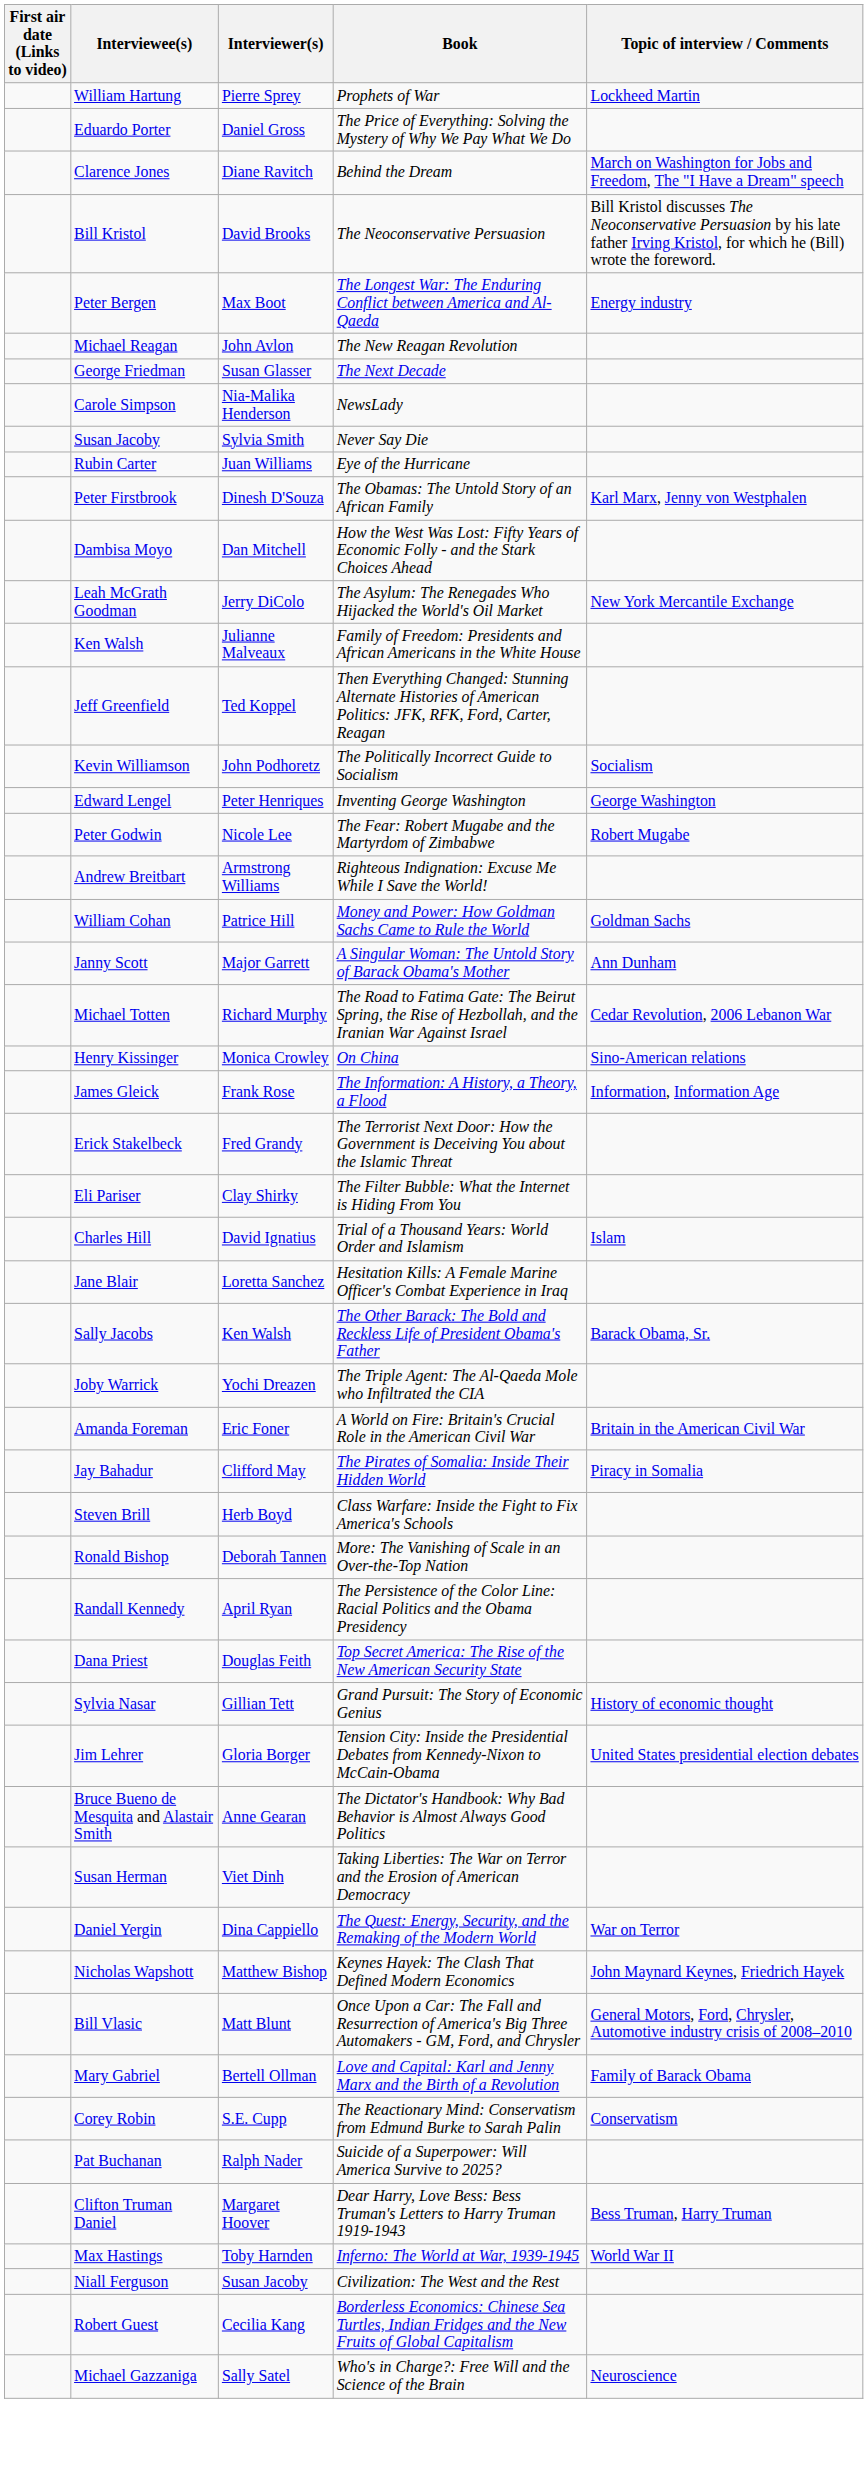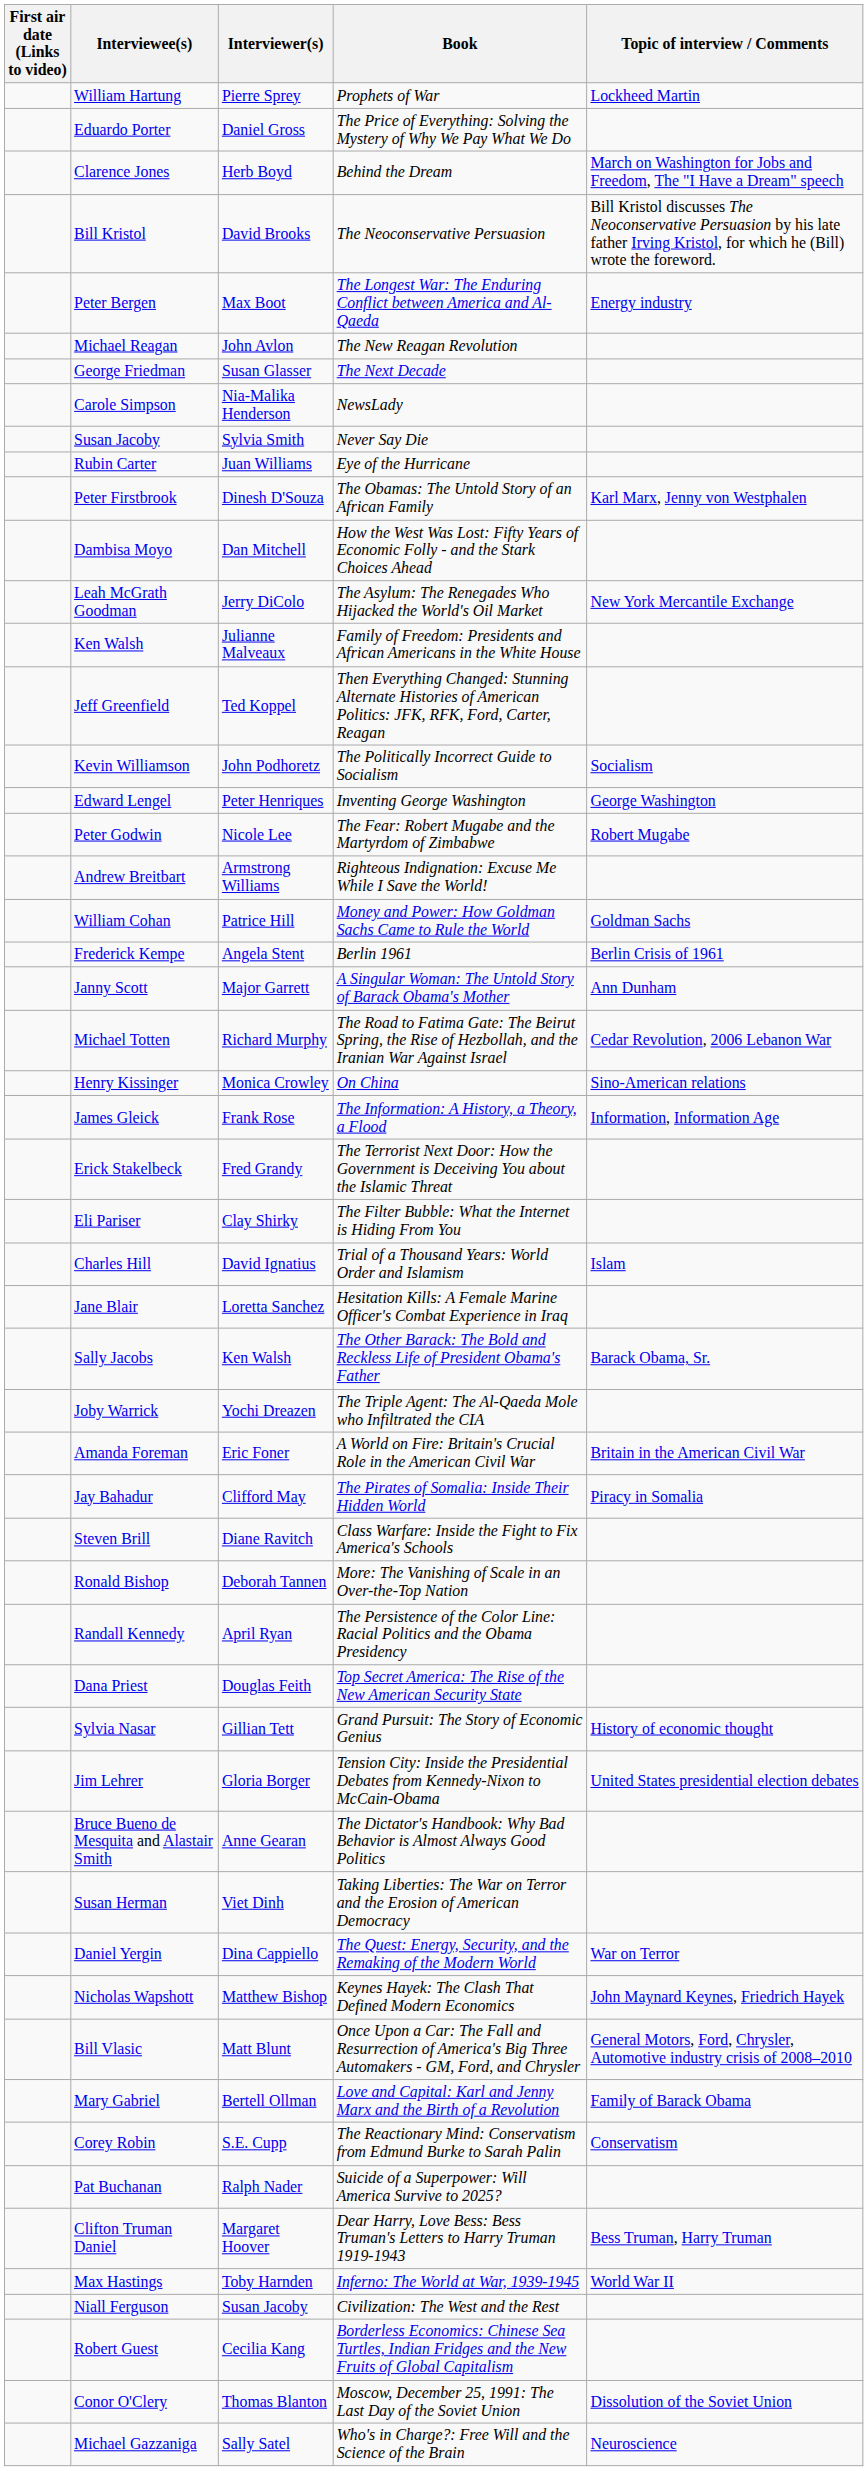(267, 172) Diane Ravitch -> (257, 172) Herb Boyd
+ row: (129, 954)
(257, 1514) Herb Boyd -> (267, 1539) Diane Ravitch
+ row: (121, 2401)
